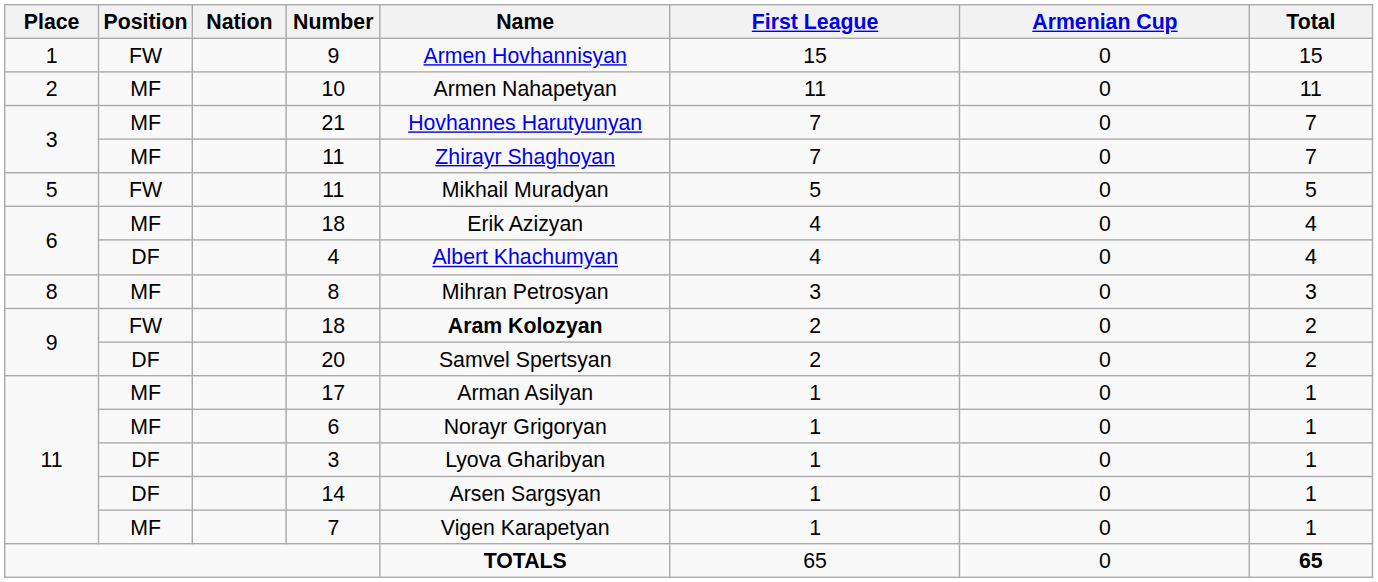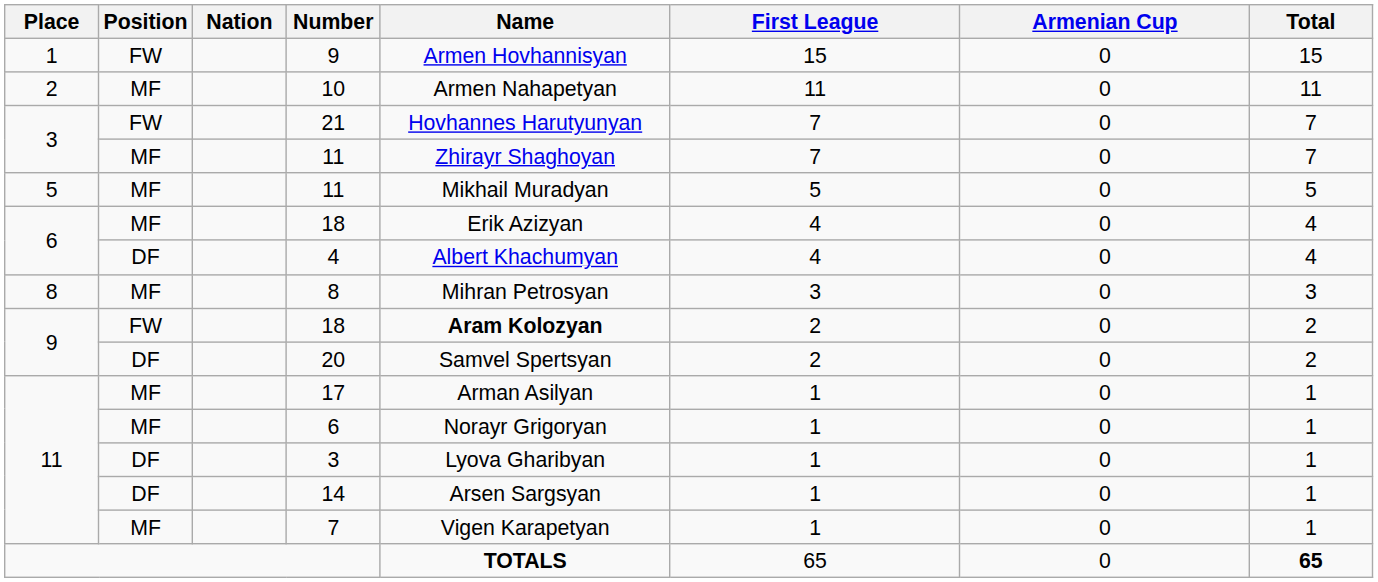(146, 123) MF -> (146, 123) FW
(146, 190) FW -> (146, 190) MF
